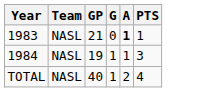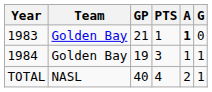columns swapped: (113, 15) <-> (148, 15)
(67, 35) NASL -> (89, 35) Golden Bay
(67, 56) NASL -> (89, 56) Golden Bay
